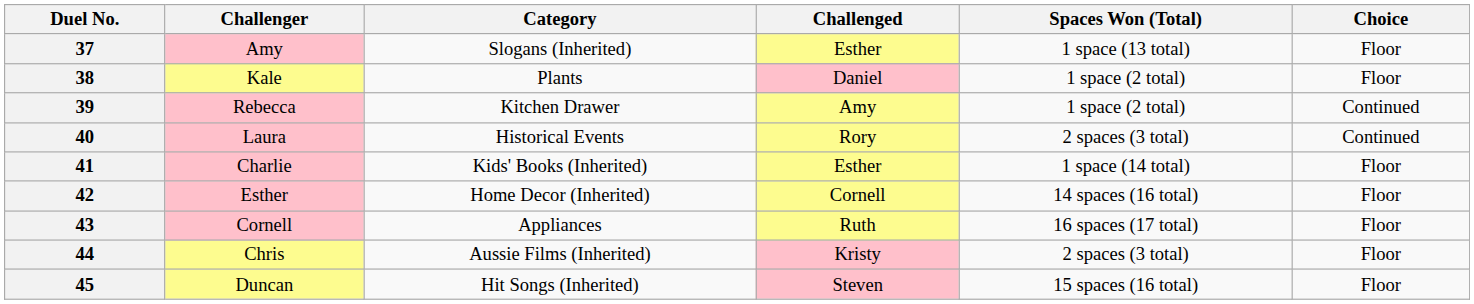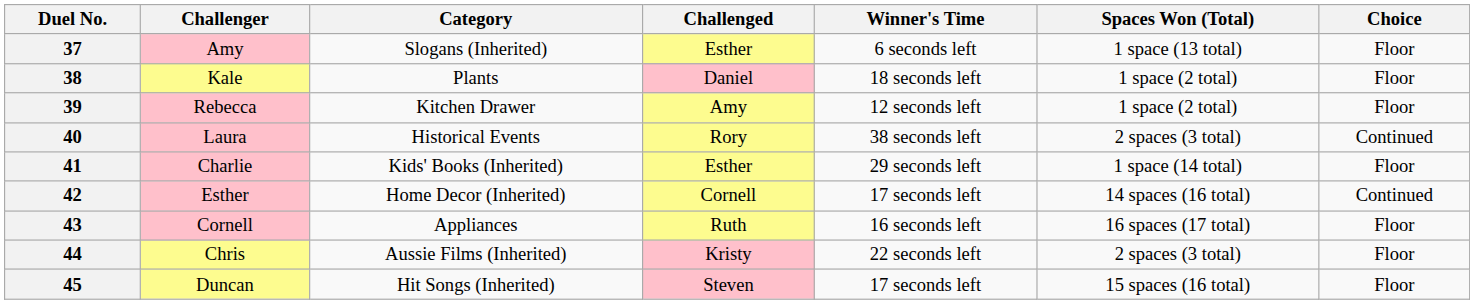+ column: (926, 19)
(1381, 107) Continued -> (1394, 107) Floor
(1381, 195) Floor -> (1394, 195) Continued
